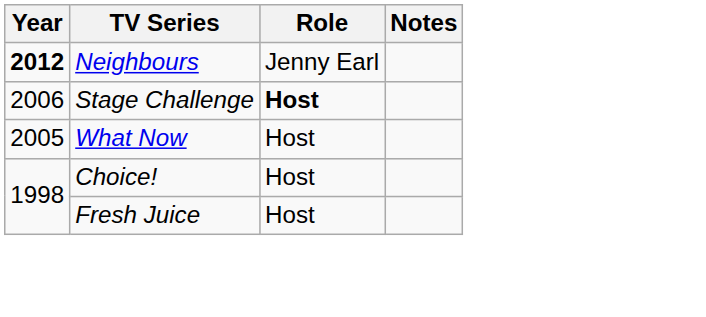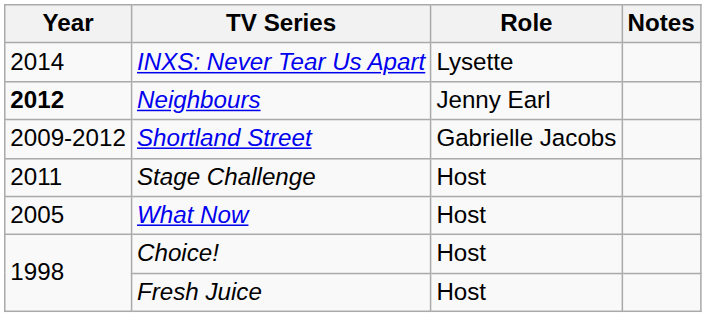+ row: (281, 61)
+ row: (224, 138)
(37, 100) 2006 -> (36, 176) 2011
(292, 100) bold -> (461, 176) normal
